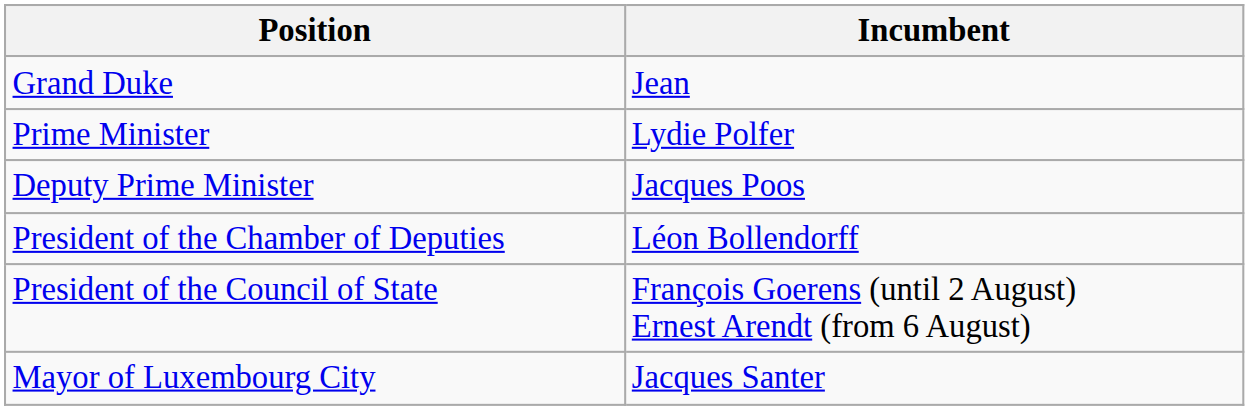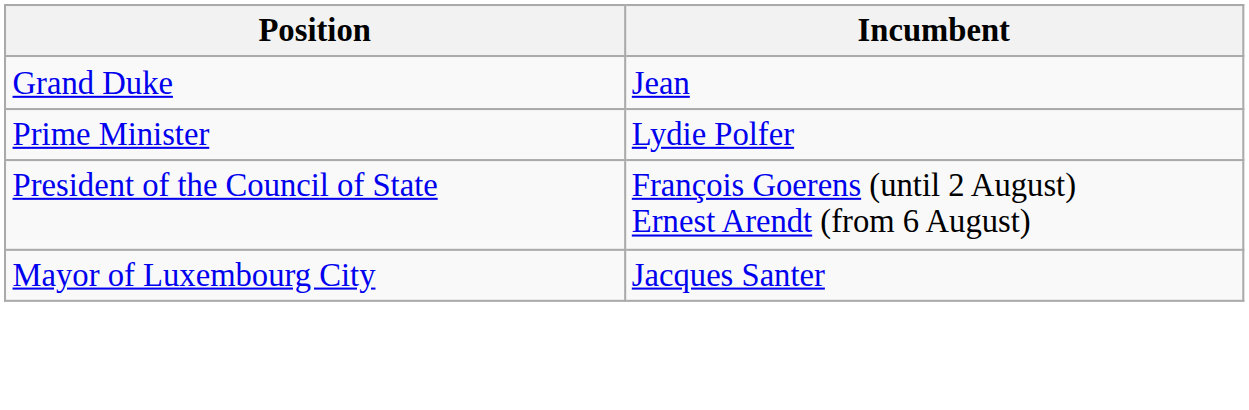- row: (163, 185)
- row: (259, 237)
